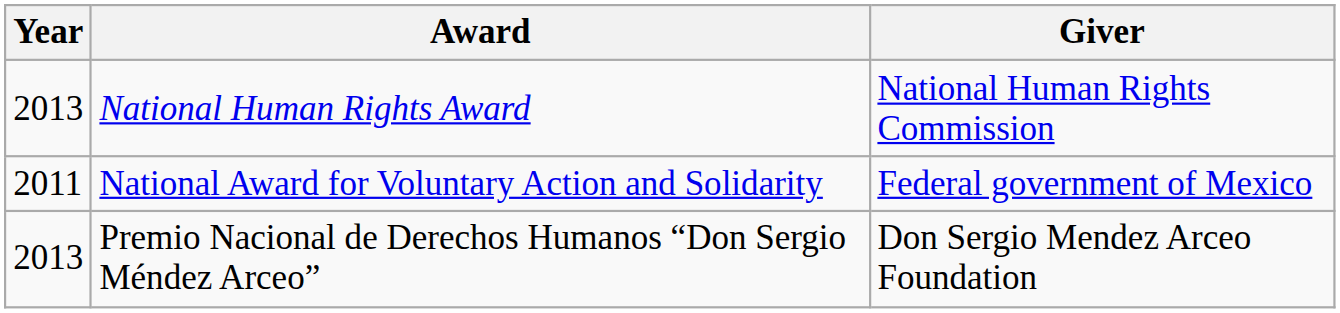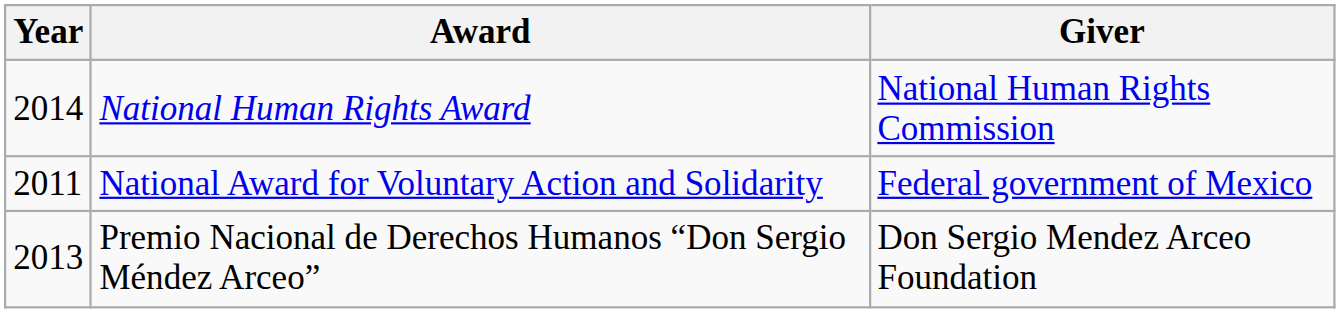(48, 107) 2013 -> (48, 107) 2014
